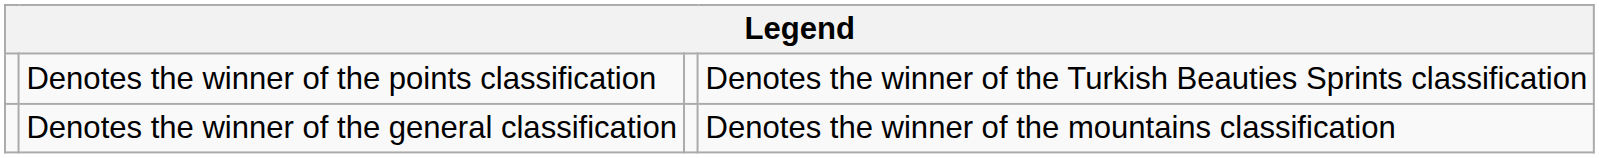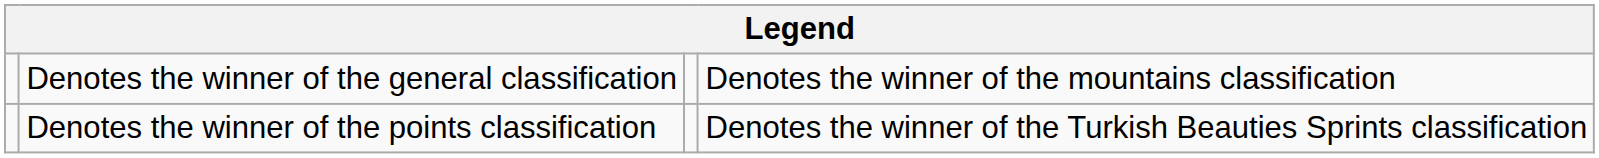rows swapped: (352, 127) <-> (341, 78)
